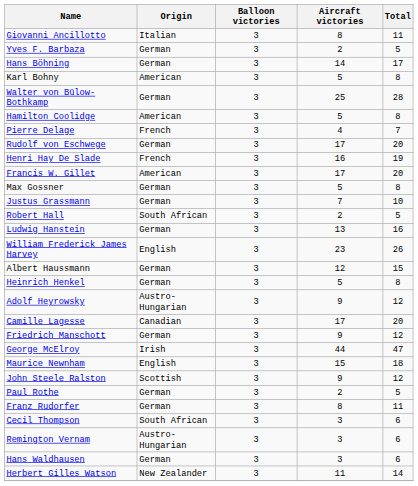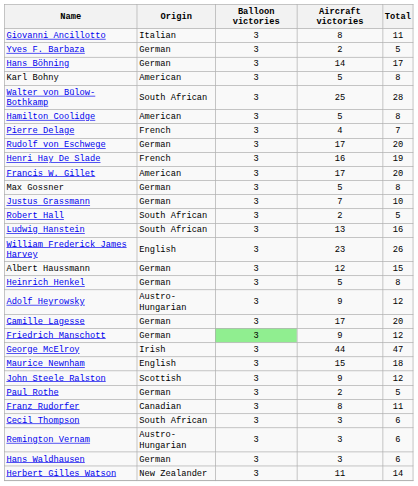(155, 97) German -> (173, 97) South African
(155, 230) German -> (173, 230) South African
(160, 321) Canadian -> (155, 321) German
(256, 336) no background -> (256, 336) lightgreen background
(155, 407) German -> (160, 407) Canadian
